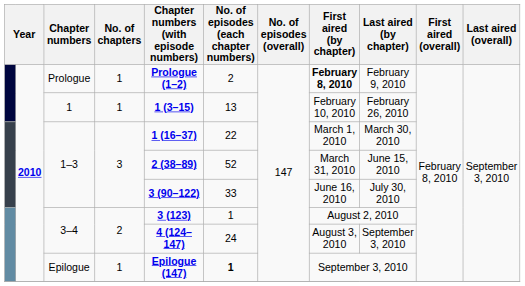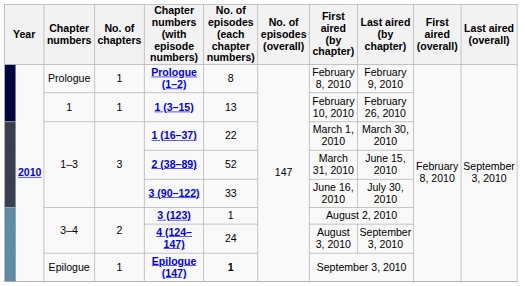(231, 78) 2 -> (231, 78) 8
(335, 78) bold -> (333, 78) normal
